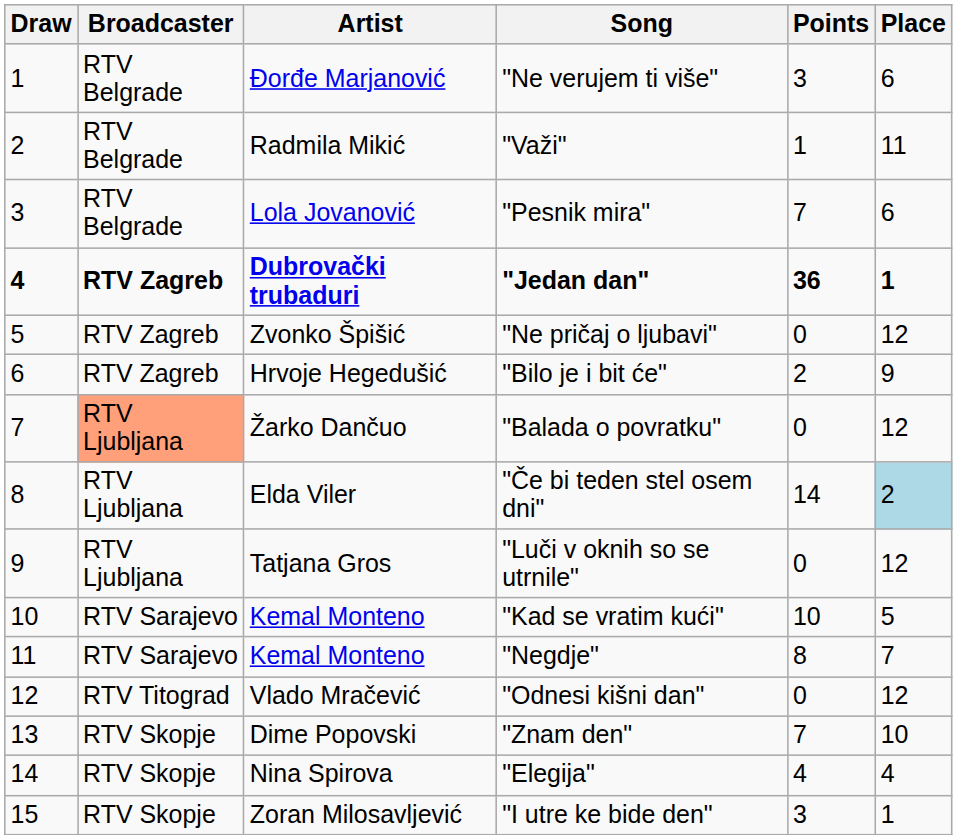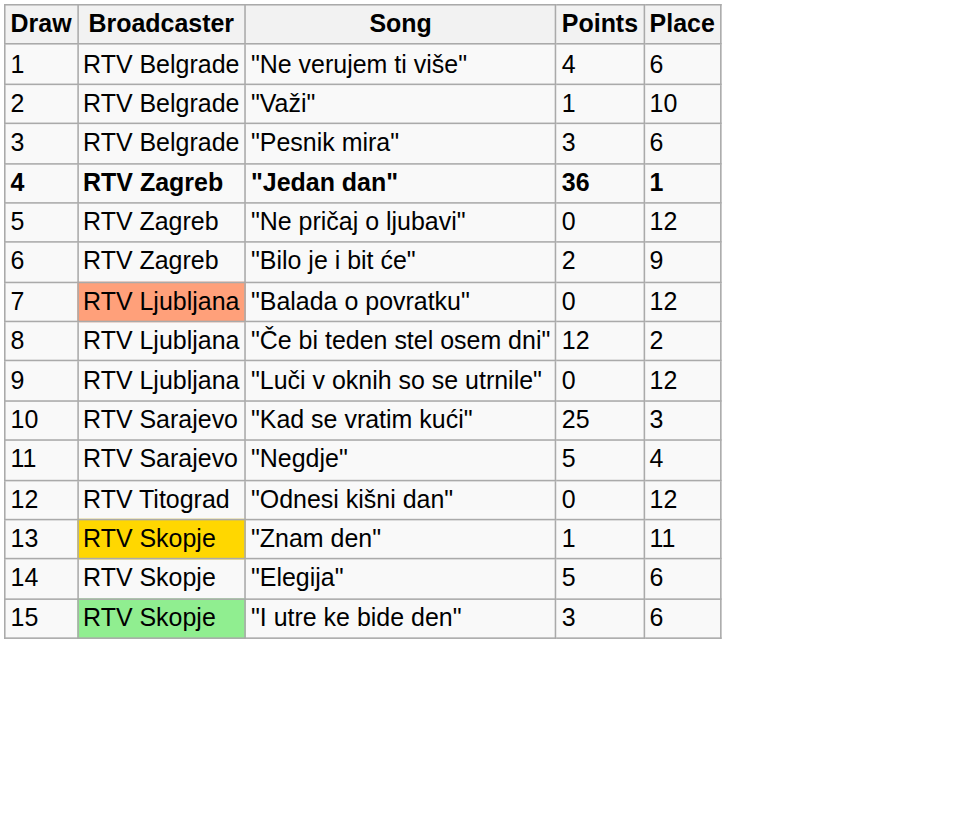- column: (370, 24)
(800, 77) 3 -> (569, 63) 4
(894, 145) 11 -> (663, 103) 10
(800, 213) 7 -> (569, 143) 3
(807, 495) 14 -> (576, 340) 12
(888, 495) lightblue background -> (657, 340) no background
(807, 616) 10 -> (576, 420) 25
(888, 616) 5 -> (657, 420) 3
(800, 656) 8 -> (569, 459) 5
(888, 656) 7 -> (657, 459) 4
(149, 735) no background -> (149, 538) gold background
(800, 735) 7 -> (569, 538) 1
(895, 735) 10 -> (663, 538) 11
(800, 775) 4 -> (569, 578) 5
(888, 775) 4 -> (657, 578) 6
(149, 814) no background -> (149, 618) lightgreen background
(888, 814) 1 -> (657, 618) 6
